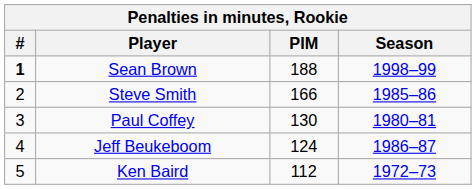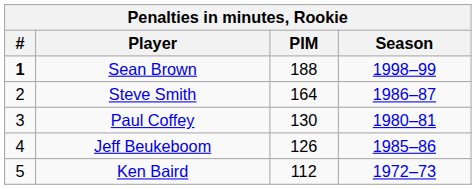(304, 95) 166 -> (304, 95) 164
(404, 95) 1985–86 -> (404, 95) 1986–87
(304, 146) 124 -> (304, 146) 126
(404, 146) 1986–87 -> (404, 146) 1985–86
